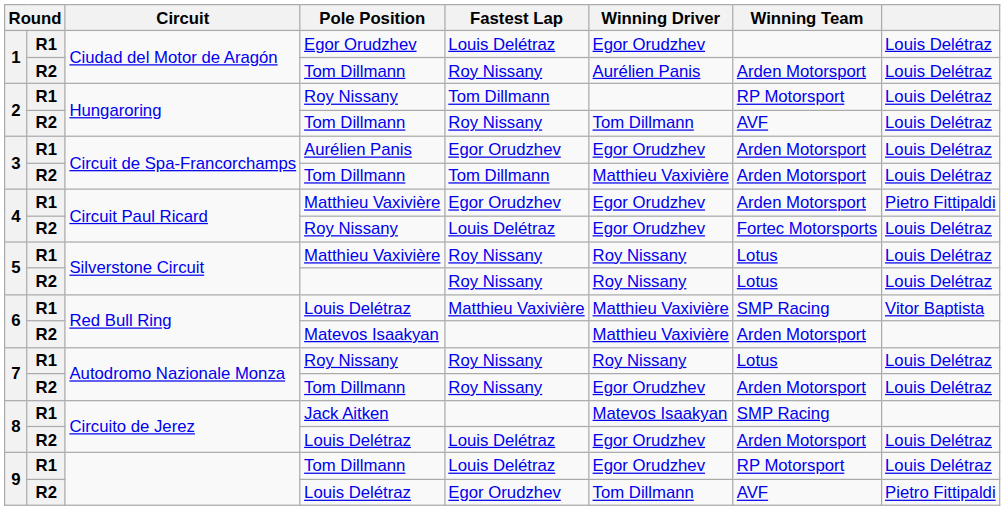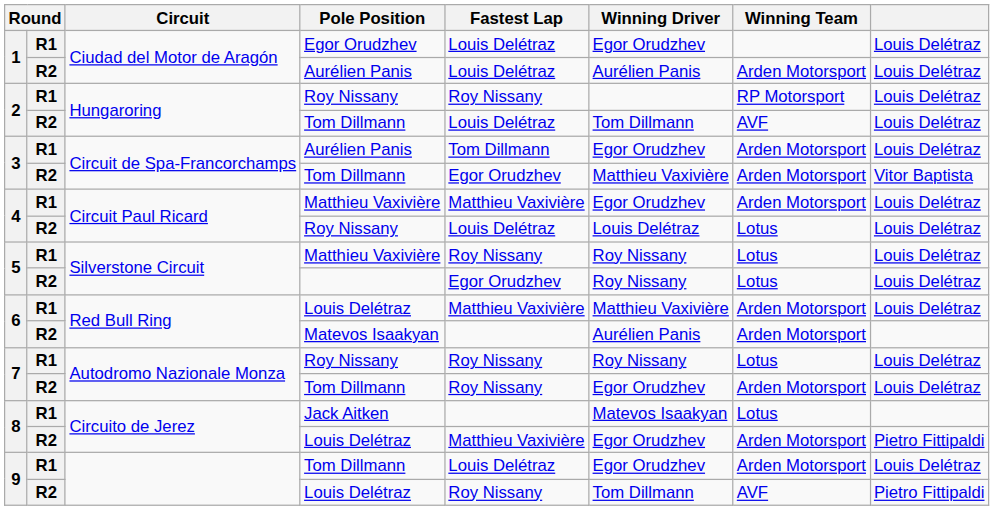(355, 70) Tom Dillmann -> (358, 70) Aurélien Panis
(495, 70) Roy Nissany -> (502, 70) Louis Delétraz
(499, 96) Tom Dillmann -> (495, 96) Roy Nissany
(495, 123) Roy Nissany -> (502, 123) Louis Delétraz
(505, 149) Egor Orudzhev -> (499, 149) Tom Dillmann
(499, 176) Tom Dillmann -> (505, 176) Egor Orudzhev
(938, 176) Louis Delétraz -> (923, 176) Vitor Baptista
(505, 202) Egor Orudzhev -> (516, 202) Matthieu Vaxivière
(940, 202) Pietro Fittipaldi -> (927, 202) Louis Delétraz
(649, 228) Egor Orudzhev -> (646, 228) Louis Delétraz
(807, 228) Fortec Motorsports -> (757, 228) Lotus
(495, 281) Roy Nissany -> (505, 281) Egor Orudzhev
(783, 307) SMP Racing -> (801, 307) Arden Motorsport
(935, 307) Vitor Baptista -> (927, 307) Louis Delétraz
(661, 334) Matthieu Vaxivière -> (646, 334) Aurélien Panis
(783, 413) SMP Racing -> (757, 413) Lotus
(502, 439) Louis Delétraz -> (516, 439) Matthieu Vaxivière
(938, 439) Louis Delétraz -> (929, 439) Pietro Fittipaldi
(791, 466) RP Motorsport -> (801, 466) Arden Motorsport
(505, 492) Egor Orudzhev -> (495, 492) Roy Nissany
